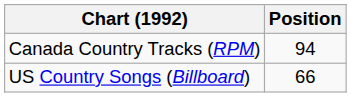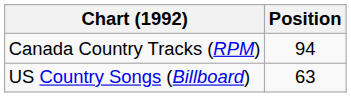(305, 77) 66 -> (305, 77) 63
